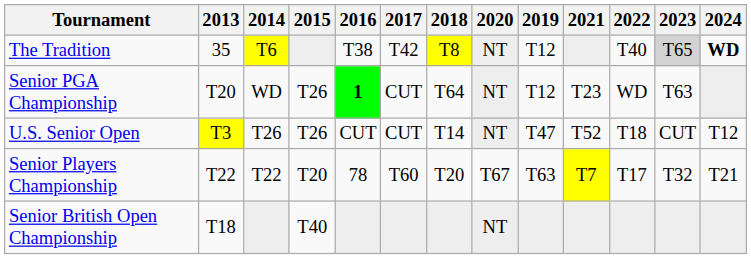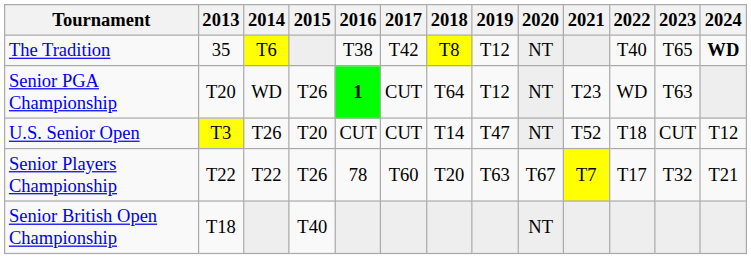columns swapped: (541, 19) <-> (495, 19)
(678, 50) lightgrey background -> (678, 50) no background
(312, 133) T26 -> (312, 133) T20
(312, 175) T20 -> (312, 175) T26
